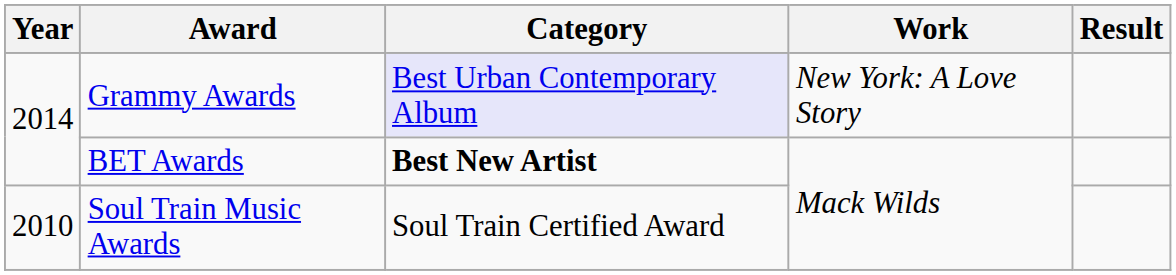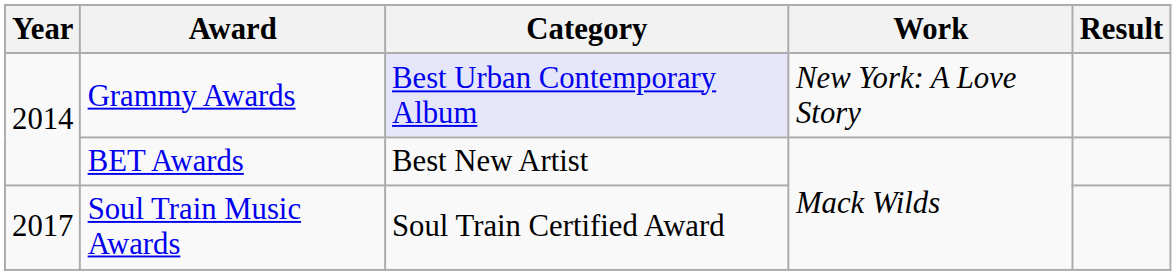(494, 160) bold -> (490, 160) normal
(43, 226) 2010 -> (43, 226) 2017
